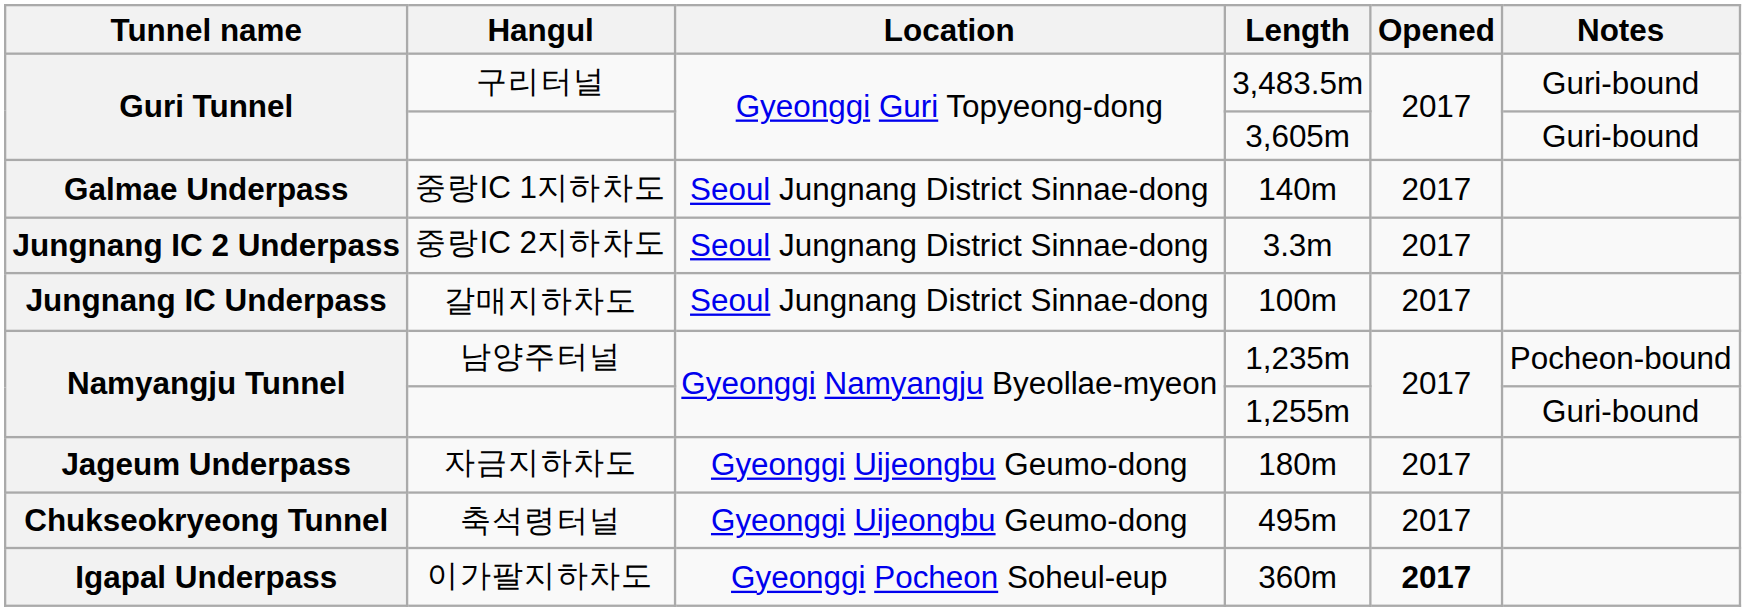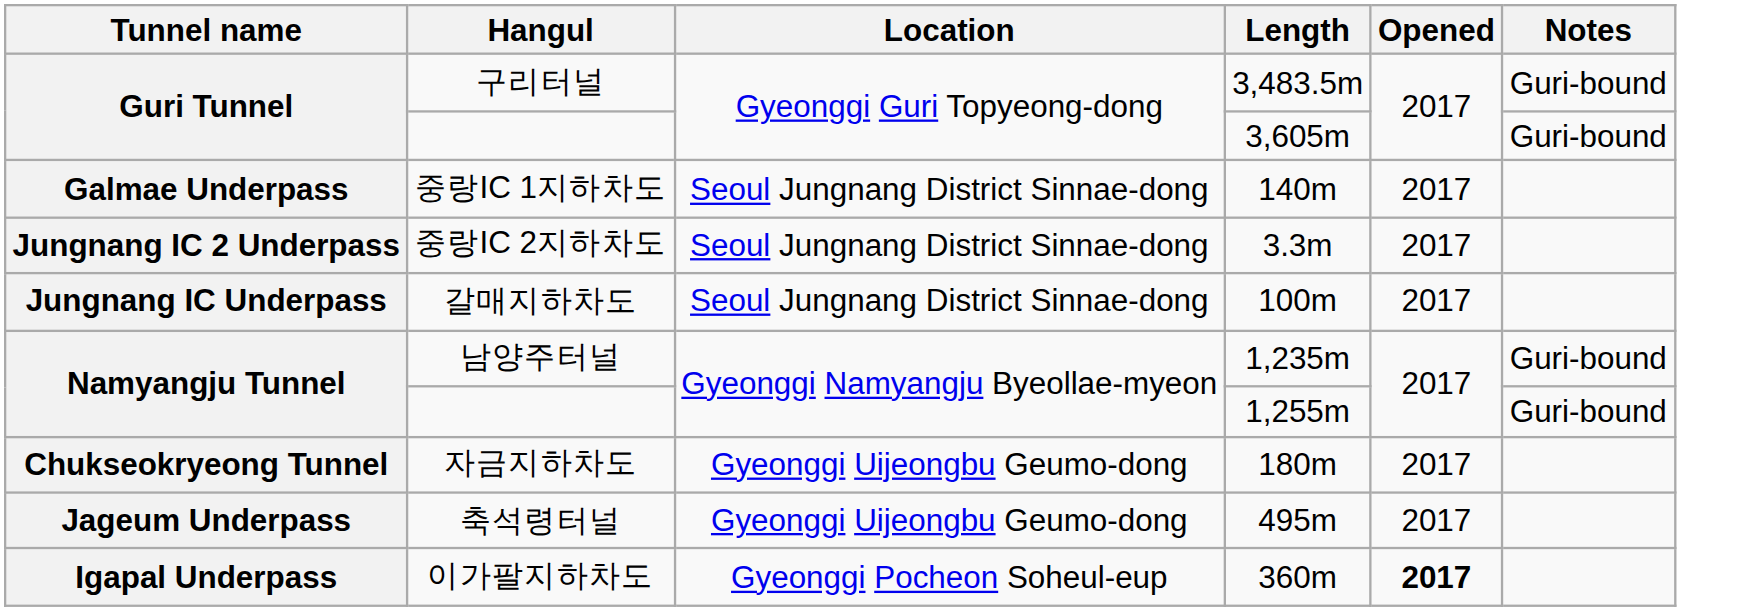(1621, 358) Pocheon-bound -> (1588, 358) Guri-bound
(206, 464) Jageum Underpass -> (206, 464) Chukseokryeong Tunnel
(206, 520) Chukseokryeong Tunnel -> (206, 520) Jageum Underpass
